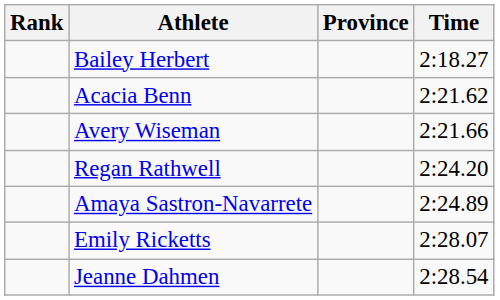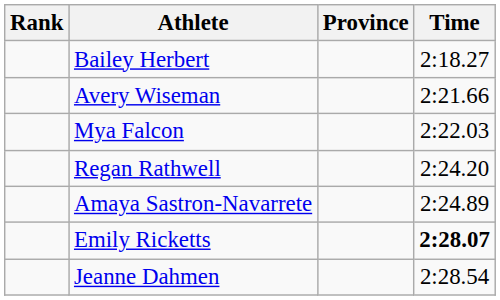- row: (133, 95)
+ row: (129, 131)
(454, 240) normal -> (455, 240) bold
